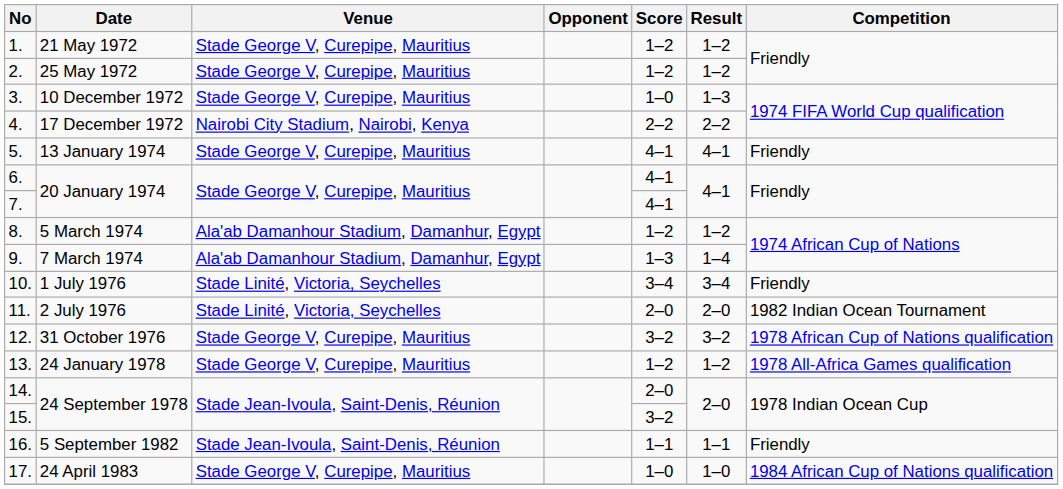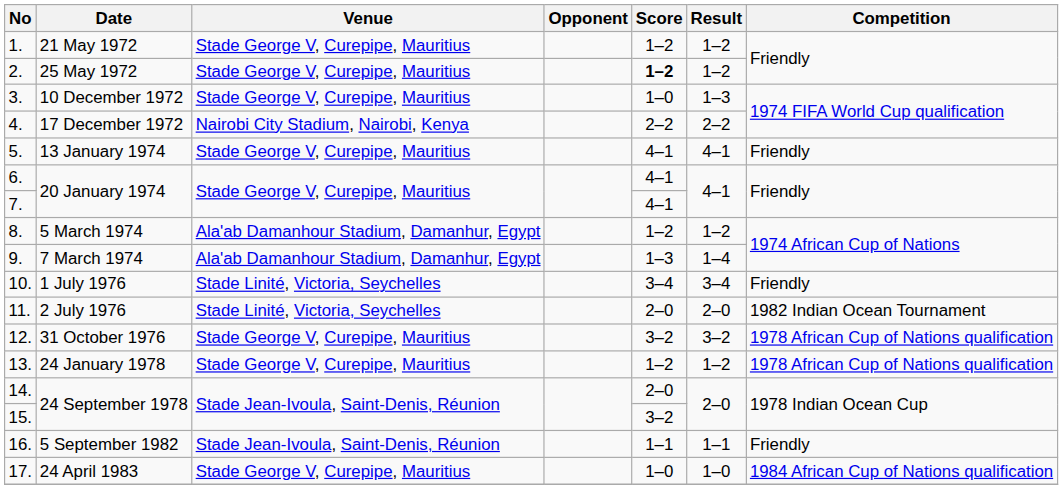(659, 72) normal -> (659, 72) bold
(880, 364) 1978 All-Africa Games qualification -> (902, 364) 1978 African Cup of Nations qualification
